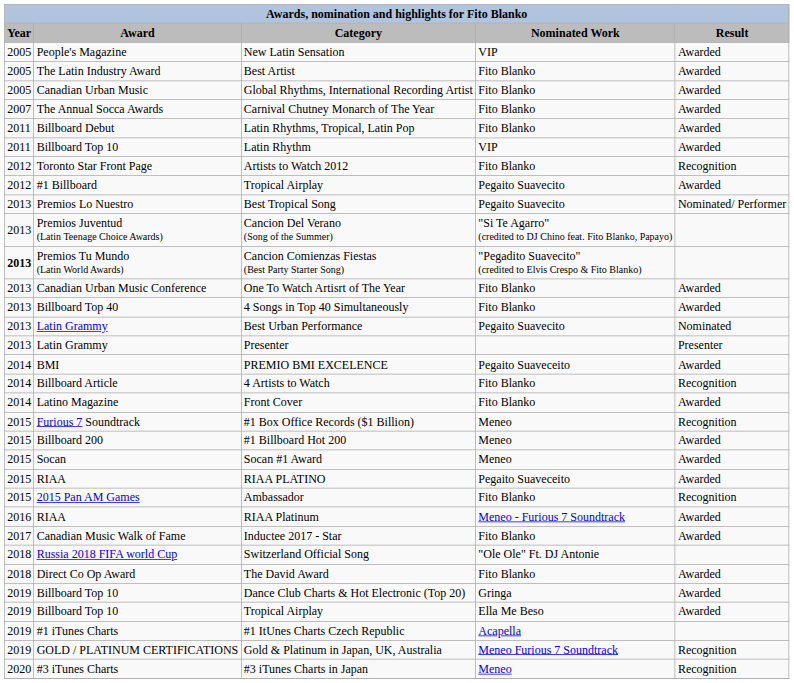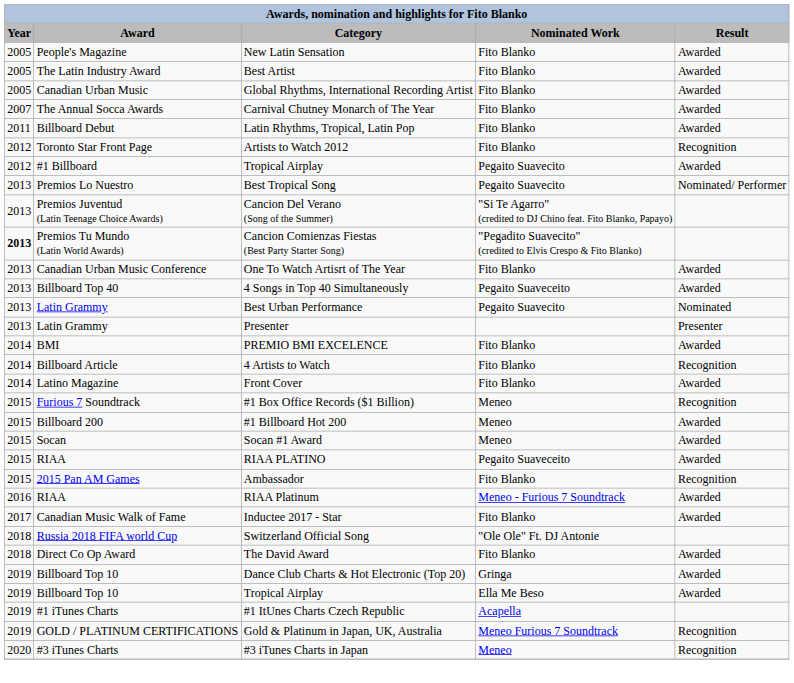(488, 52) VIP -> (507, 52) Fito Blanko
- row: (77, 147)
(507, 307) Fito Blanko -> (524, 288) Pegaito Suaveceito
(524, 364) Pegaito Suaveceito -> (507, 345) Fito Blanko
